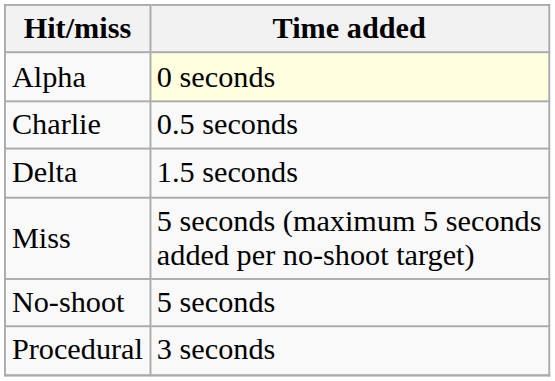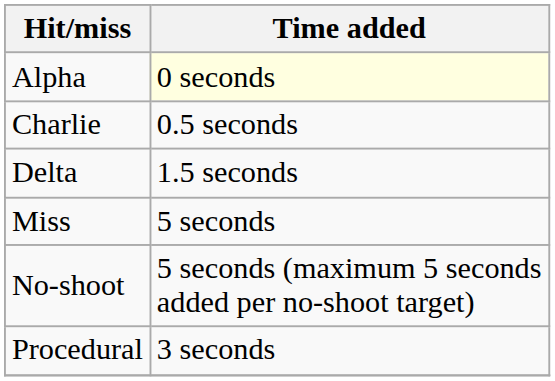(349, 237) 5 seconds (maximum 5 seconds added per no-shoot target) -> (216, 220) 5 seconds
(216, 302) 5 seconds -> (349, 285) 5 seconds (maximum 5 seconds added per no-shoot target)
